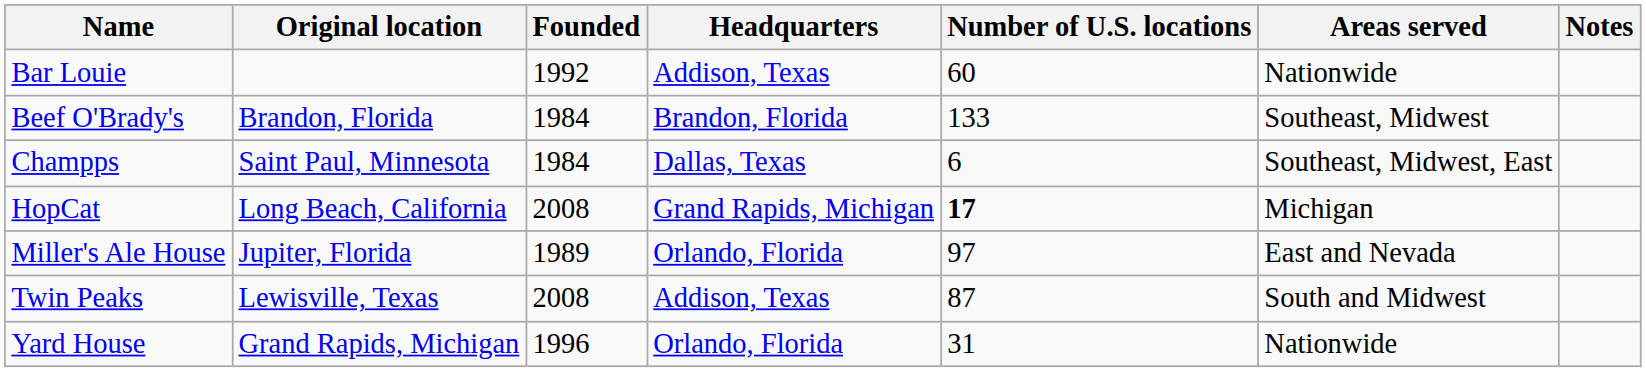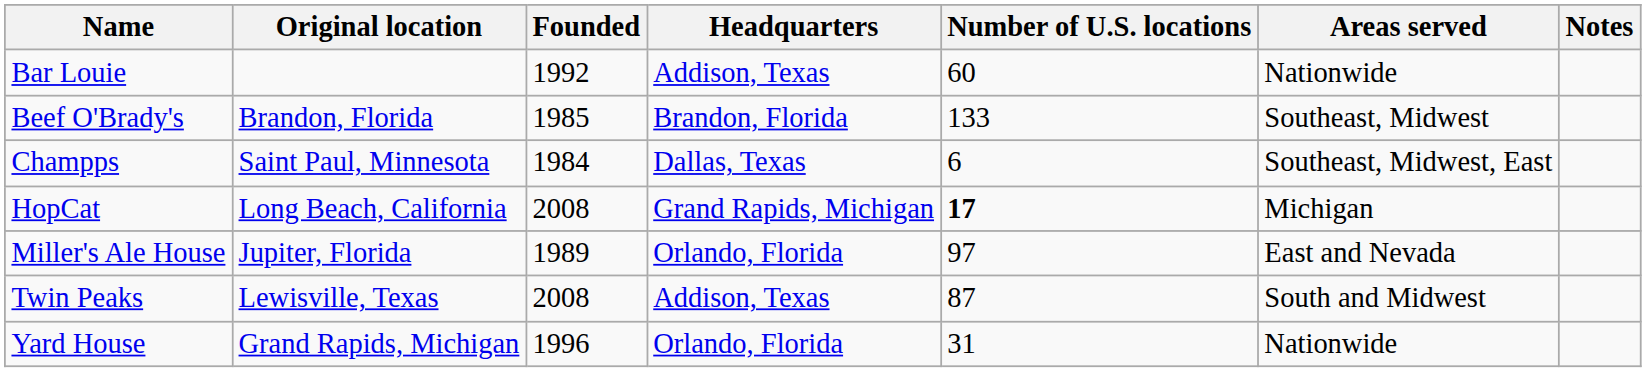(561, 117) 1984 -> (561, 117) 1985
